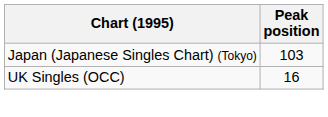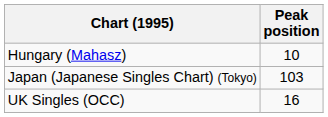+ row: (67, 54)
